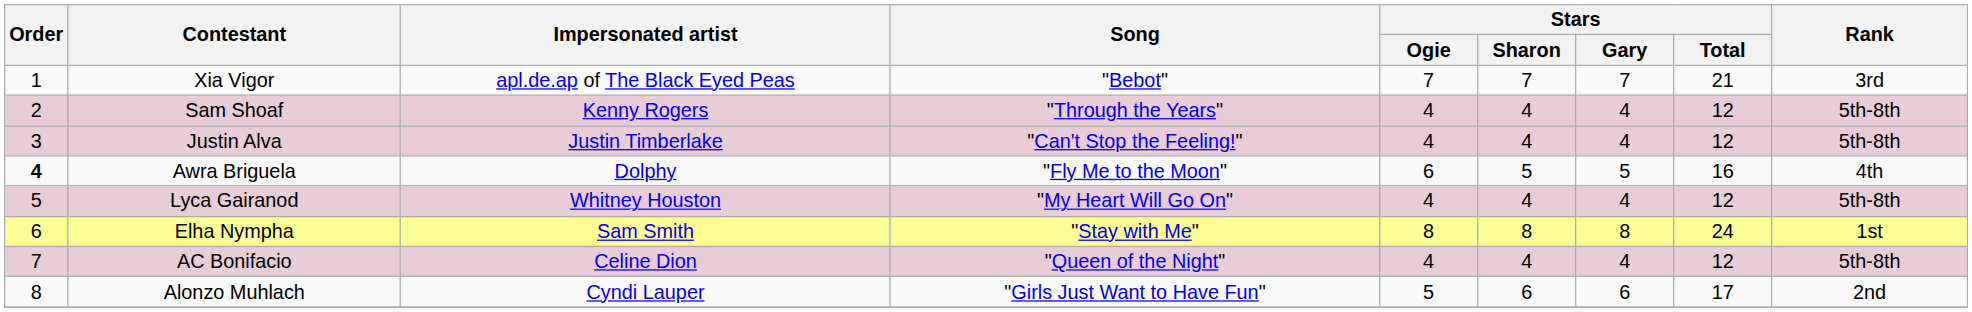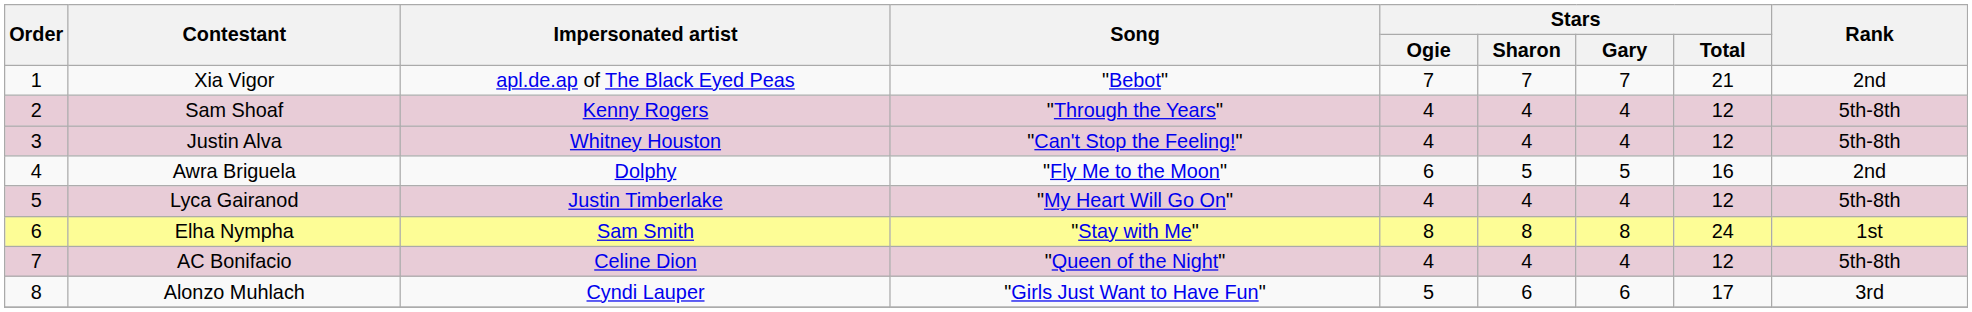(1870, 80) 3rd -> (1870, 80) 2nd
(646, 141) Justin Timberlake -> (646, 141) Whitney Houston
(36, 171) bold -> (36, 171) normal
(1870, 171) 4th -> (1870, 171) 2nd
(646, 201) Whitney Houston -> (646, 201) Justin Timberlake
(1870, 292) 2nd -> (1870, 292) 3rd
